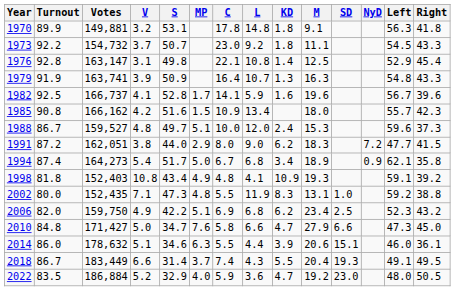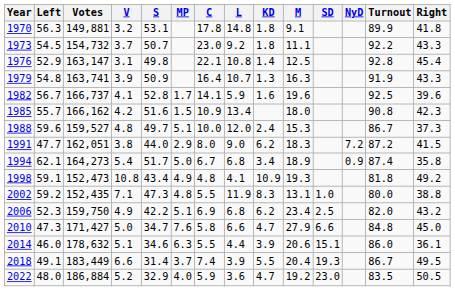columns swapped: (58, 13) <-> (399, 13)
(106, 179) 152,403 -> (88, 179) 152,473
(429, 179) 39.2 -> (429, 179) 49.2
(254, 261) 4.3 -> (236, 261) 3.9
